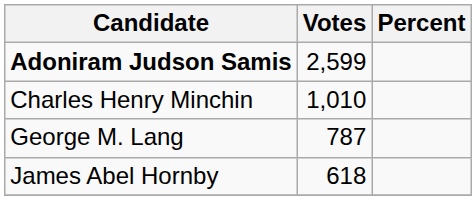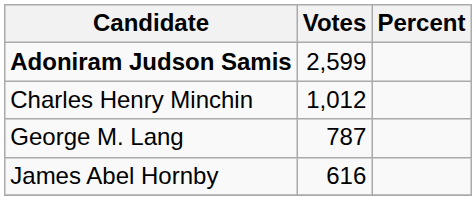(336, 99) 1,010 -> (336, 99) 1,012
(346, 175) 618 -> (346, 175) 616
